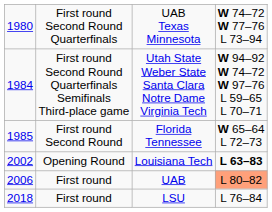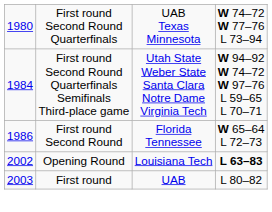(20, 136) 1985 -> (20, 136) 1986
(20, 179) 2006 -> (20, 179) 2003
(241, 179) lightsalmon background -> (241, 179) no background
- row: (174, 198)
